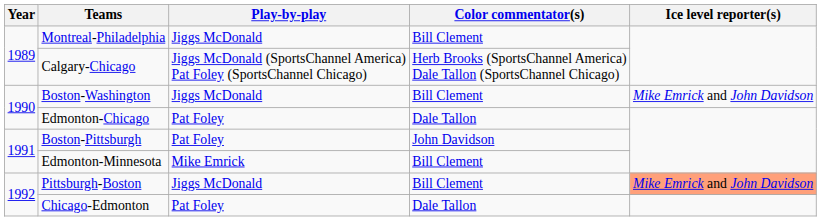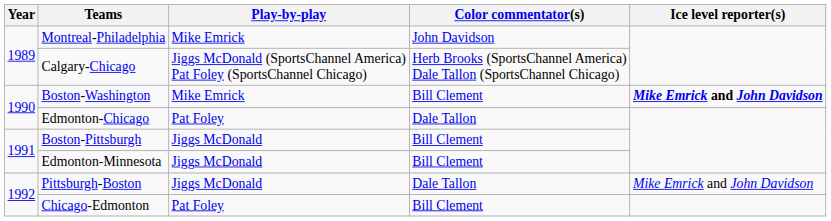(217, 37) Jiggs McDonald -> (208, 37) Mike Emrick
(448, 37) Bill Clement -> (453, 37) John Davidson
(217, 96) Jiggs McDonald -> (208, 96) Mike Emrick
(723, 96) normal -> (728, 96) bold
(198, 140) Pat Foley -> (217, 140) Jiggs McDonald
(453, 140) John Davidson -> (448, 140) Bill Clement
(208, 161) Mike Emrick -> (217, 161) Jiggs McDonald
(448, 183) Bill Clement -> (444, 183) Dale Tallon
(723, 183) lightsalmon background -> (723, 183) no background
(444, 205) Dale Tallon -> (448, 205) Bill Clement
